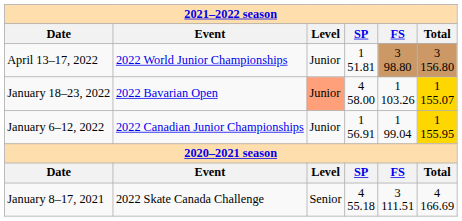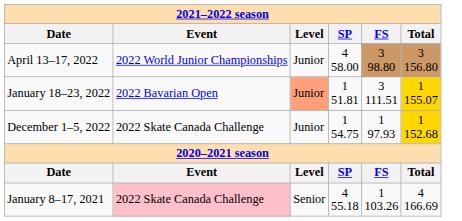(361, 60) 1 51.81 -> (345, 60) 4 58.00
(361, 93) 4 58.00 -> (345, 93) 1 51.81
(398, 93) 1 103.26 -> (381, 93) 3 111.51
- row: (56, 127)
+ row: (59, 127)
(190, 199) no background -> (190, 199) pink background
(398, 199) 3 111.51 -> (381, 199) 1 103.26
